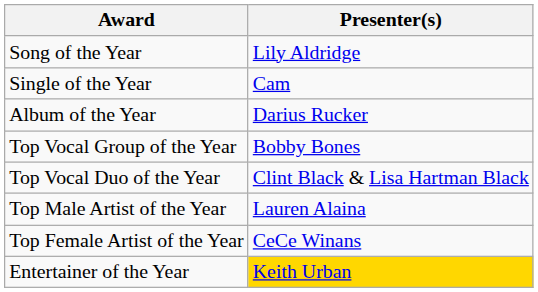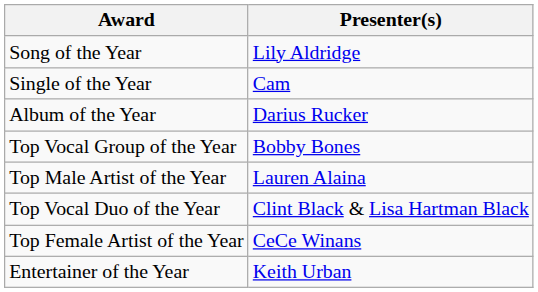rows swapped: (118, 209) <-> (114, 177)
(302, 271) gold background -> (302, 271) no background
